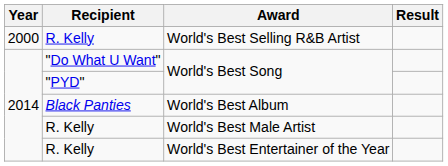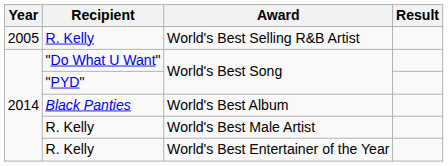(23, 37) 2000 -> (23, 37) 2005
